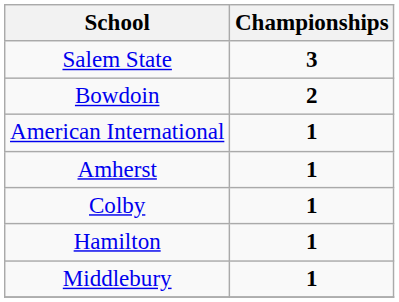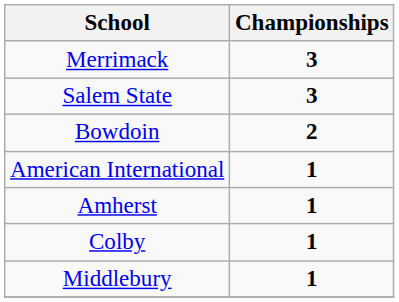+ row: (117, 59)
- row: (117, 242)
